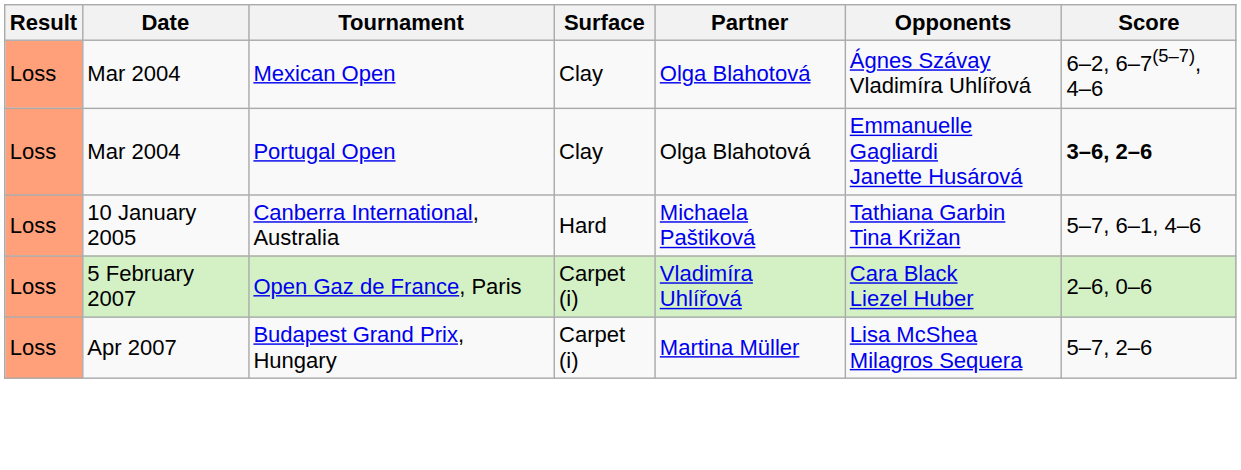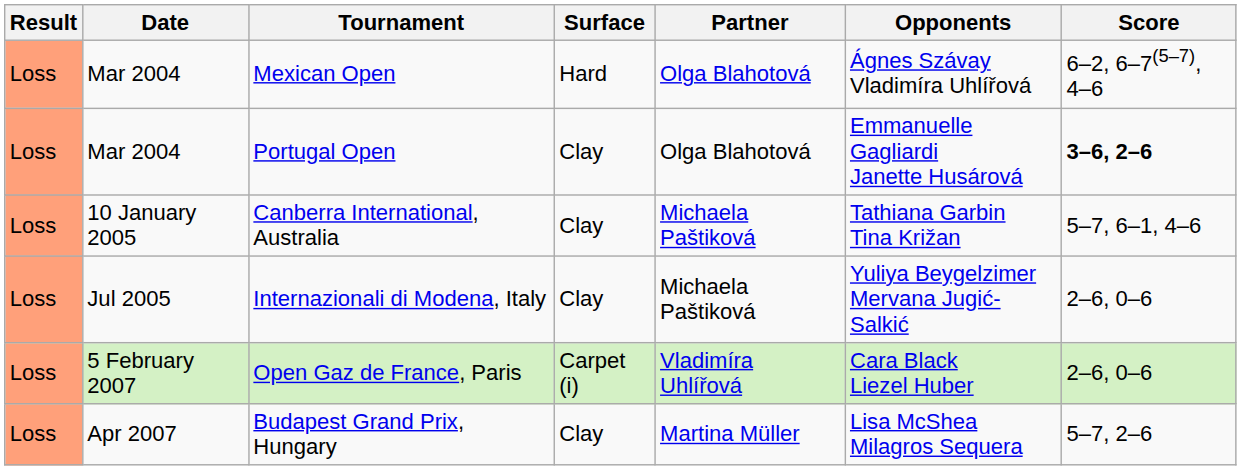(581, 73) Clay -> (583, 73) Hard
(583, 224) Hard -> (581, 224) Clay
+ row: (400, 298)
(592, 347) Carpet (i) -> (581, 434) Clay
